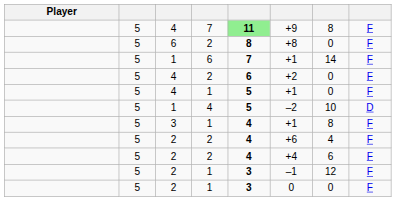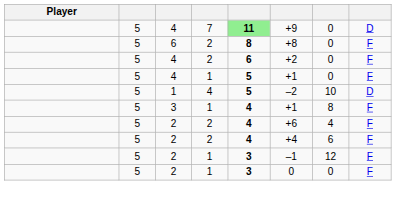(331, 28) 8 -> (331, 28) 0
(370, 28) F -> (370, 28) D
- row: (173, 60)
